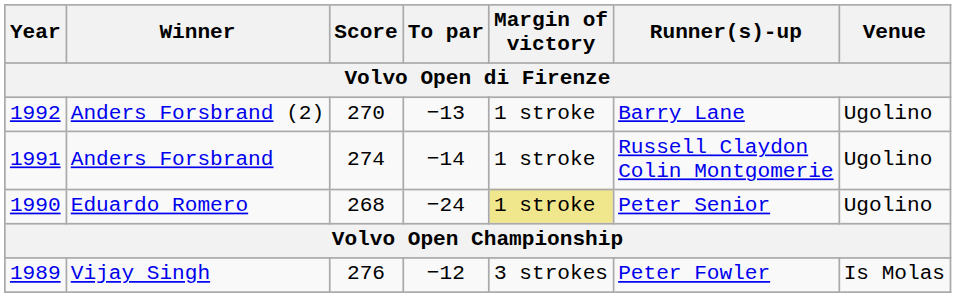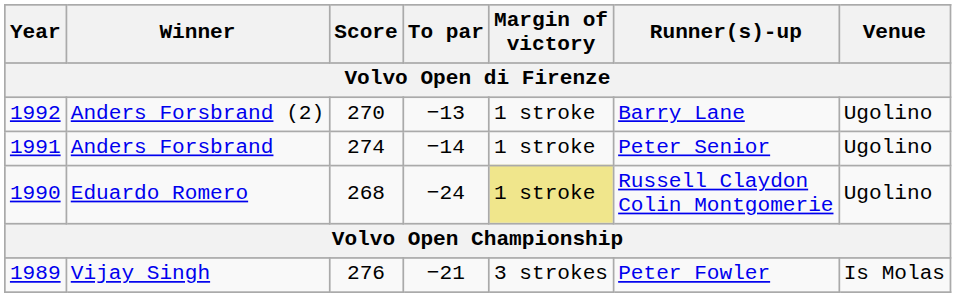(726, 160) Russell Claydon Colin Montgomerie -> (694, 148) Peter Senior
(694, 206) Peter Senior -> (726, 195) Russell Claydon Colin Montgomerie
(446, 275) −12 -> (446, 275) −21
